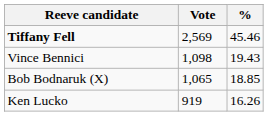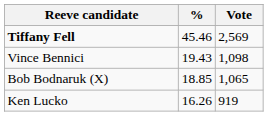columns swapped: (203, 15) <-> (245, 15)
